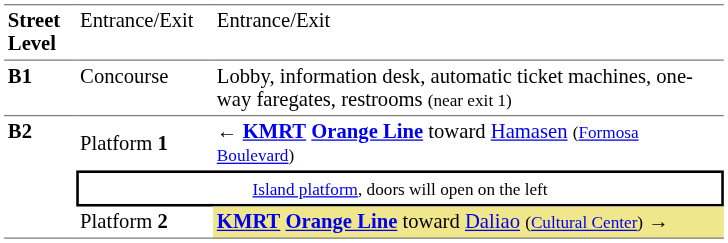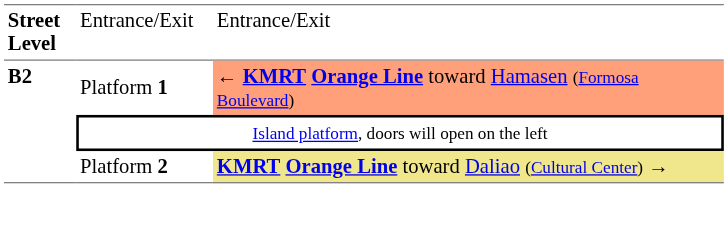- row: (124, 76)
(428, 143) no background -> (428, 87) lightsalmon background
